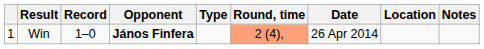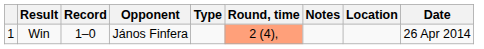columns swapped: (345, 14) <-> (459, 14)
(153, 34) bold -> (150, 34) normal
